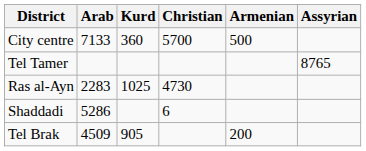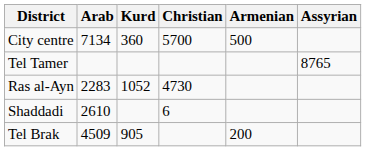(96, 39) 7133 -> (96, 39) 7134
(136, 87) 1025 -> (136, 87) 1052
(96, 110) 5286 -> (96, 110) 2610
